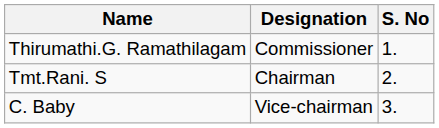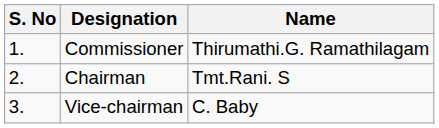columns swapped: (406, 19) <-> (127, 19)
